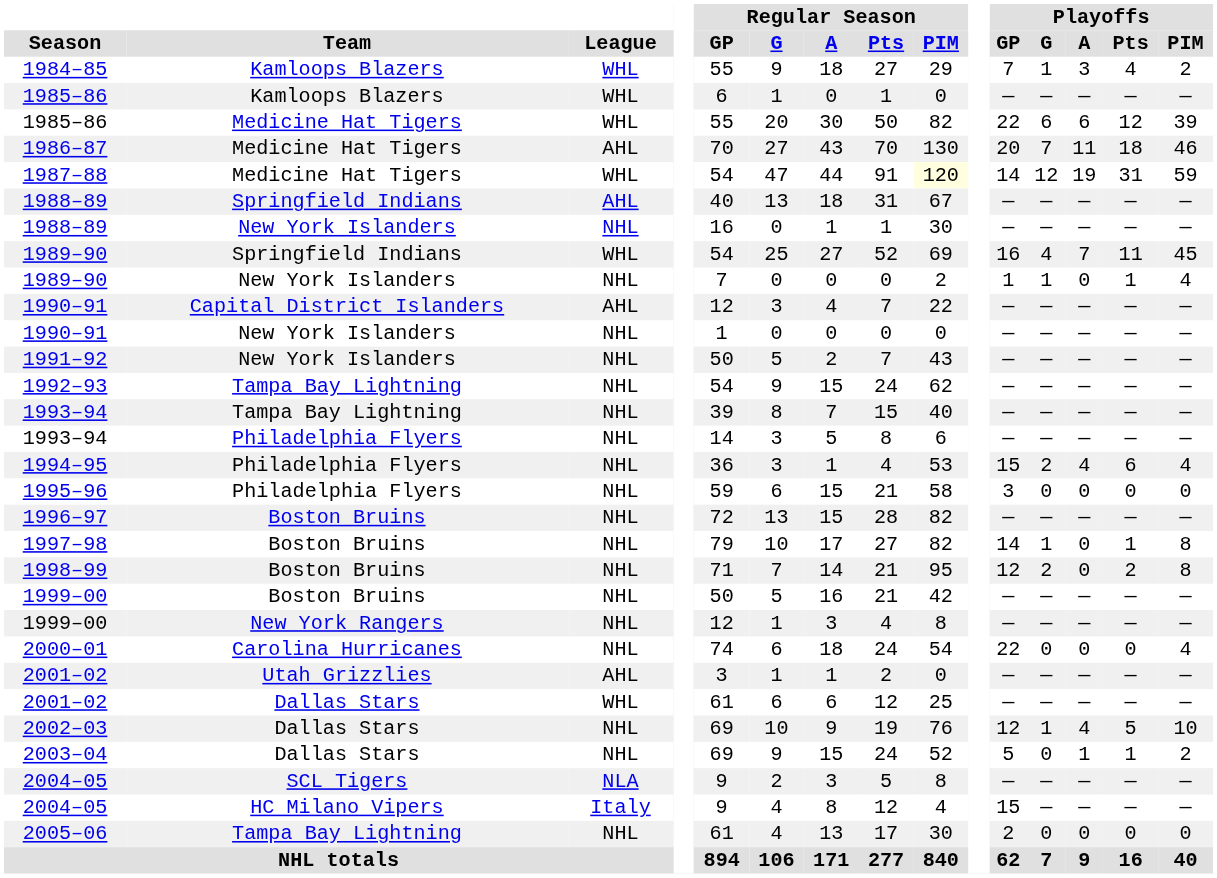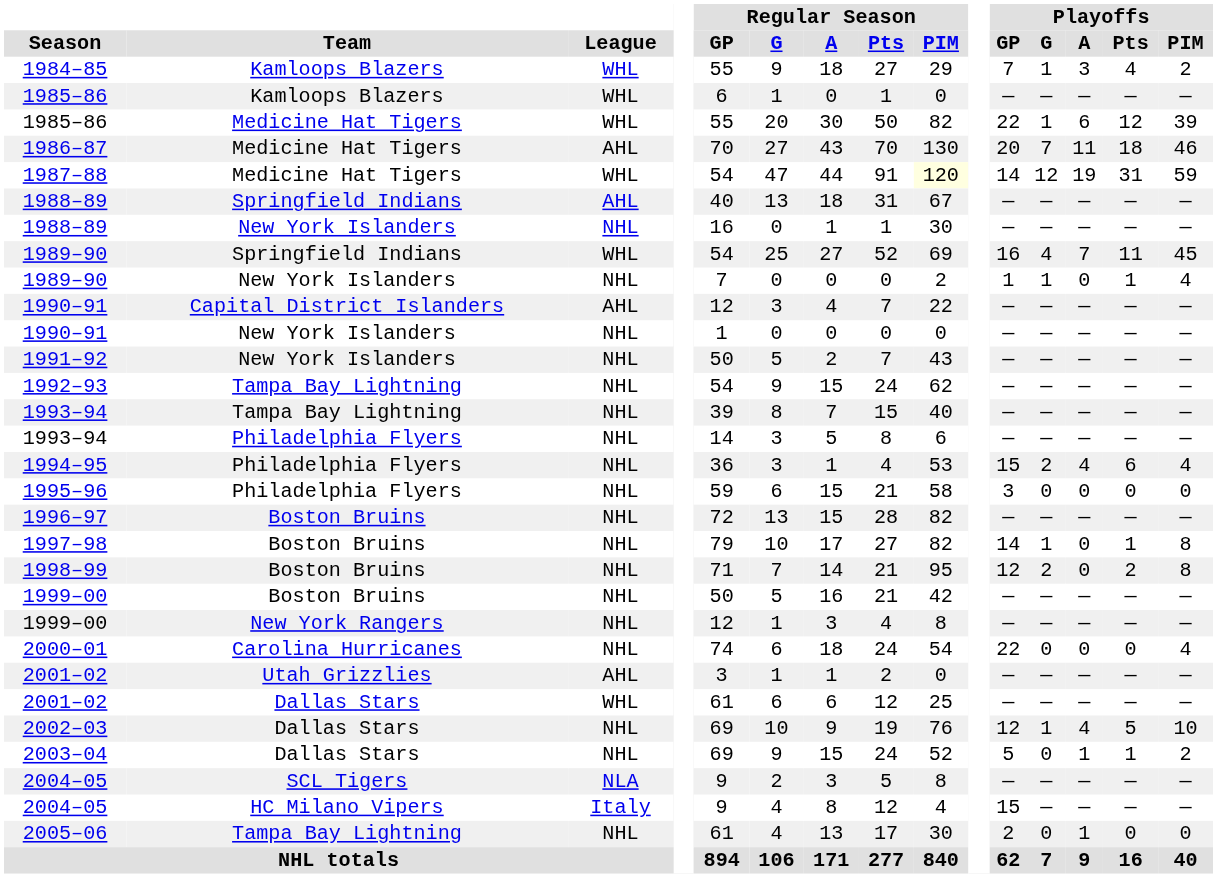(1046, 123) 6 -> (1046, 123) 1
(1084, 834) 0 -> (1084, 834) 1
